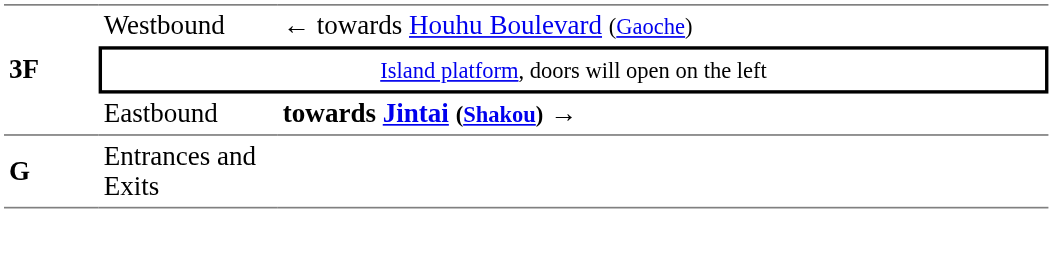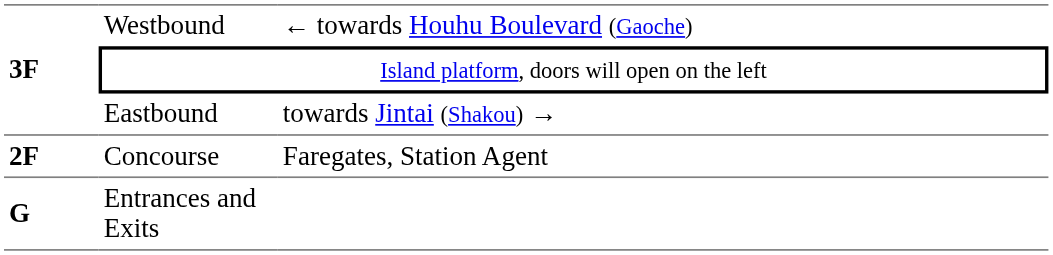(430, 113) bold -> (420, 113) normal
+ row: (162, 155)
